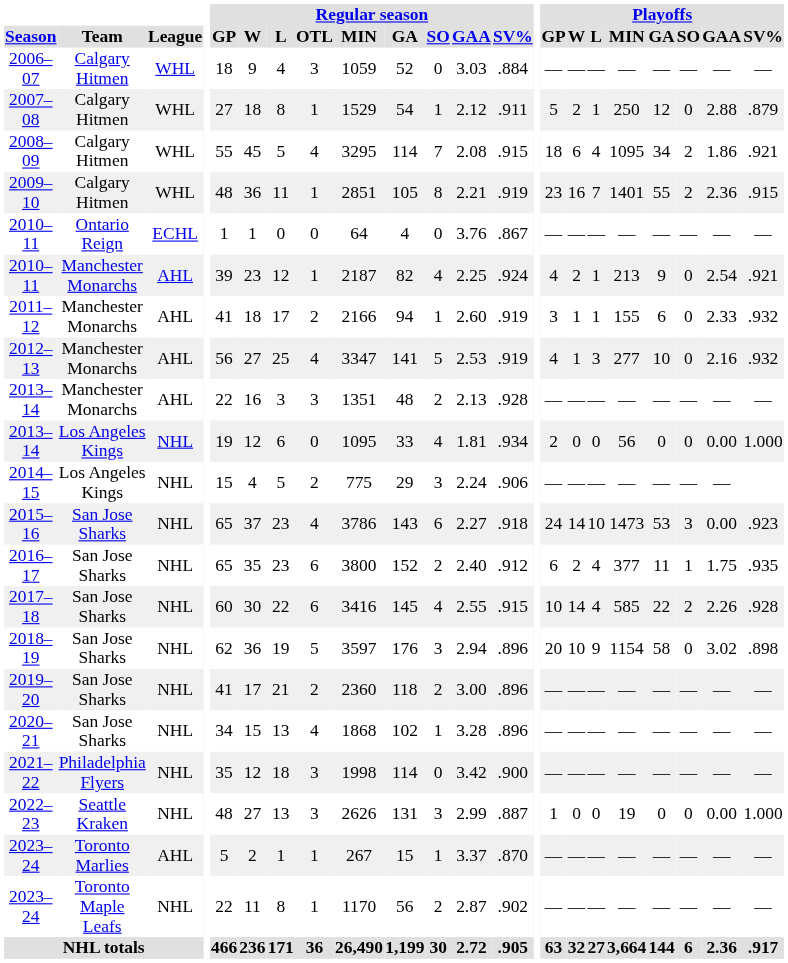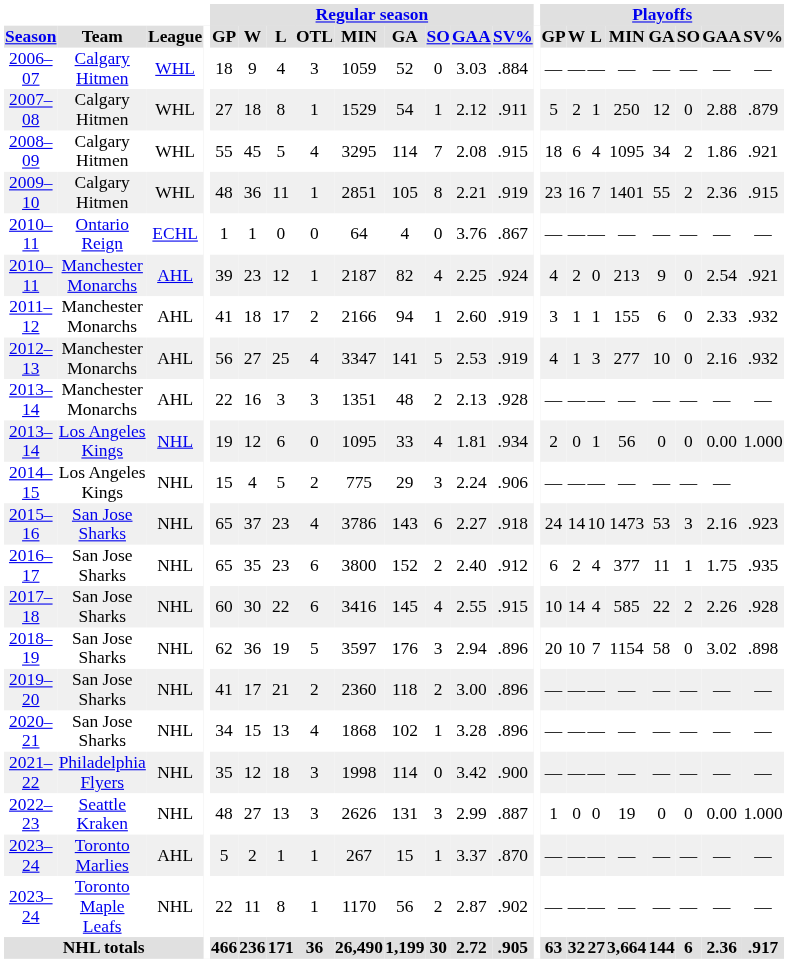(596, 275) 1 -> (596, 275) 0
(596, 441) 0 -> (596, 441) 1
(722, 523) 0.00 -> (722, 523) 2.16
(596, 648) 9 -> (596, 648) 7
